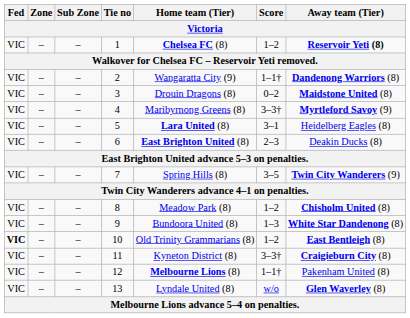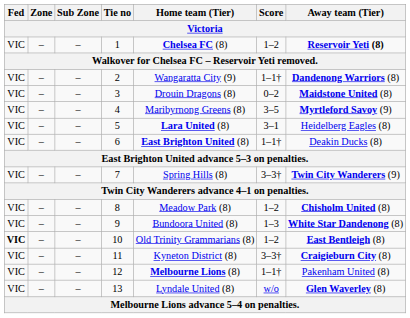(271, 110) 3–3† -> (271, 110) 3–5
(271, 142) 2–3 -> (271, 142) 1–1†
(271, 175) 3–5 -> (271, 175) 3–3†
